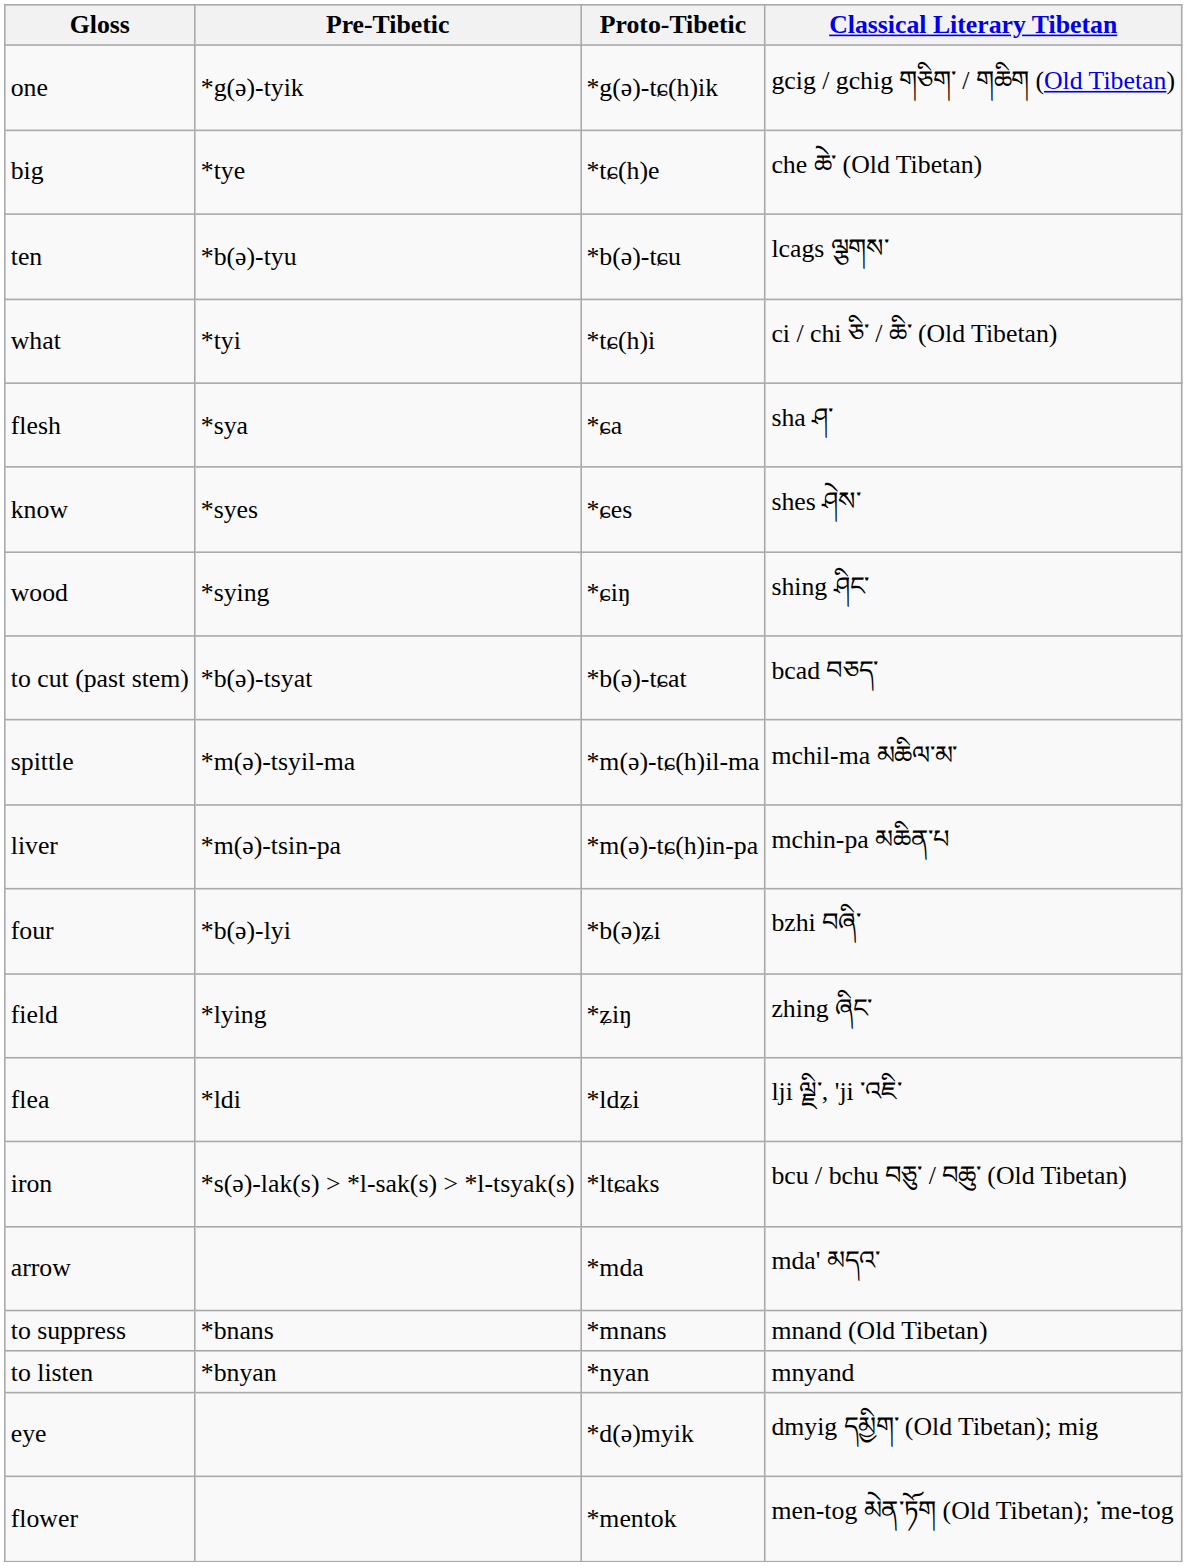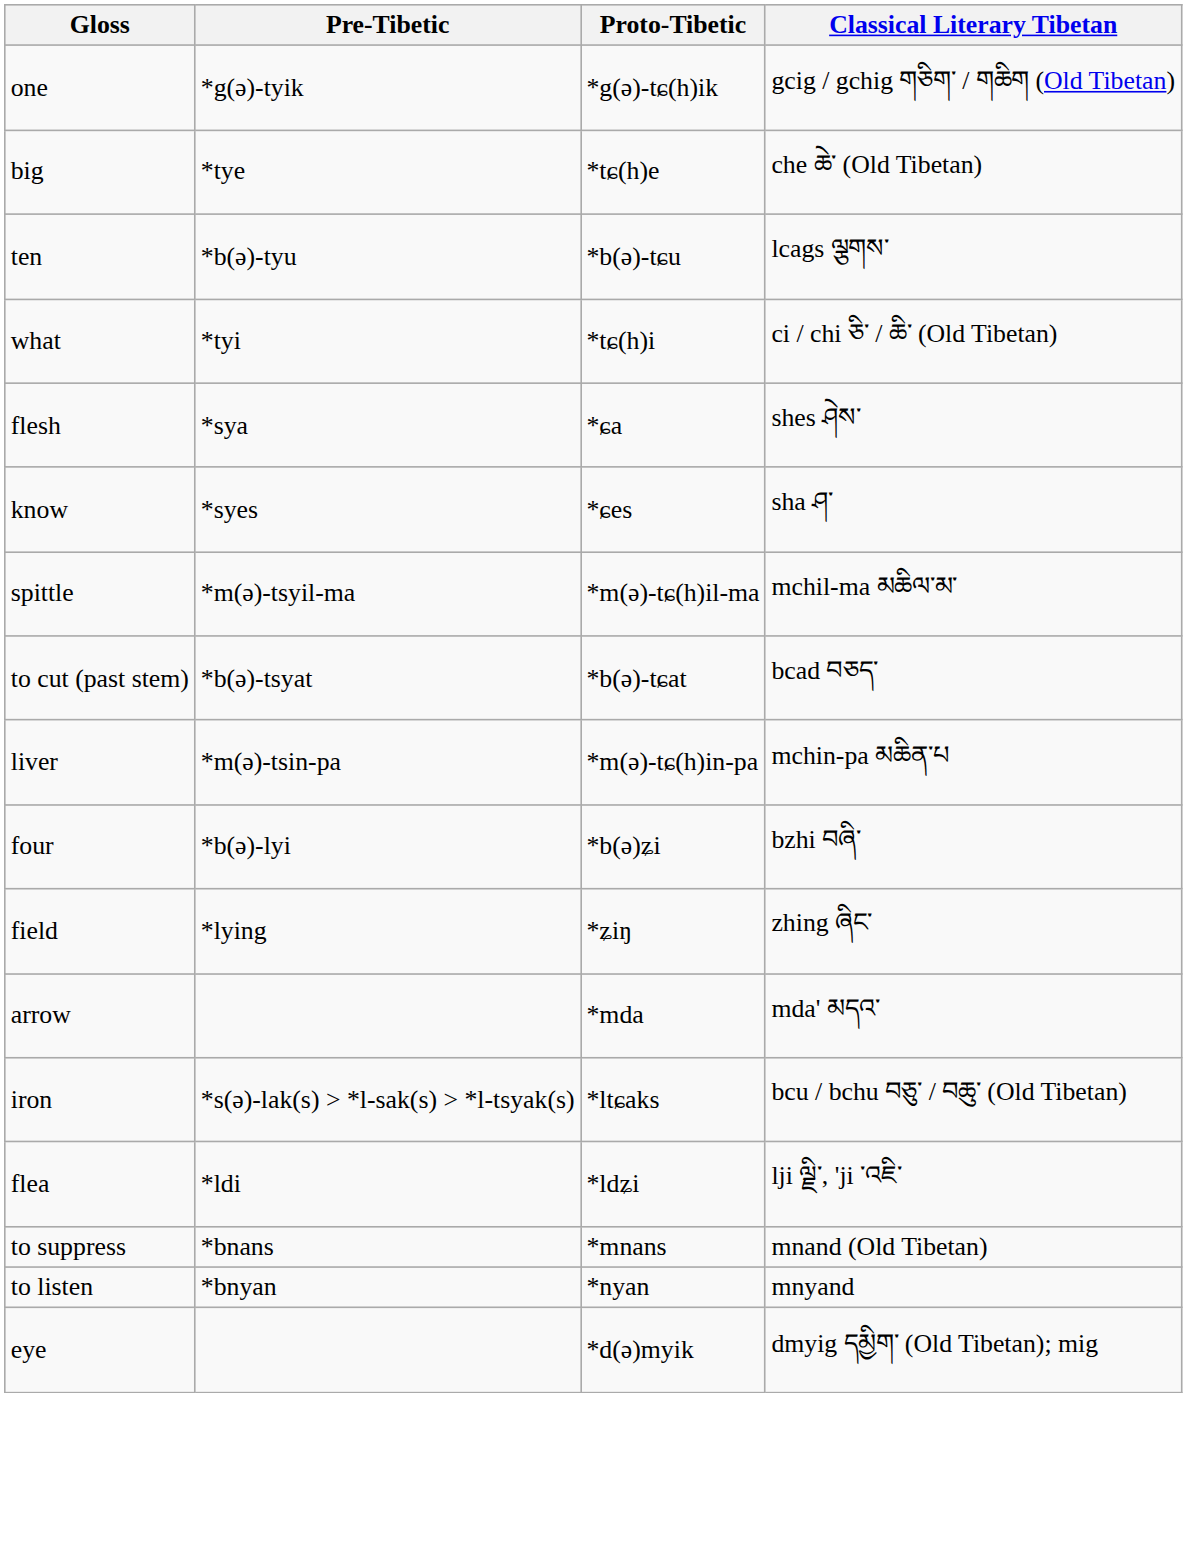(802, 417) sha ཤ་ -> (816, 417) shes ཤེས་
(816, 501) shes ཤེས་ -> (802, 501) sha ཤ་
- row: (39, 593)
rows swapped: (100, 677) <-> (42, 762)
rows swapped: (30, 1099) <-> (41, 1268)
- row: (44, 1518)
